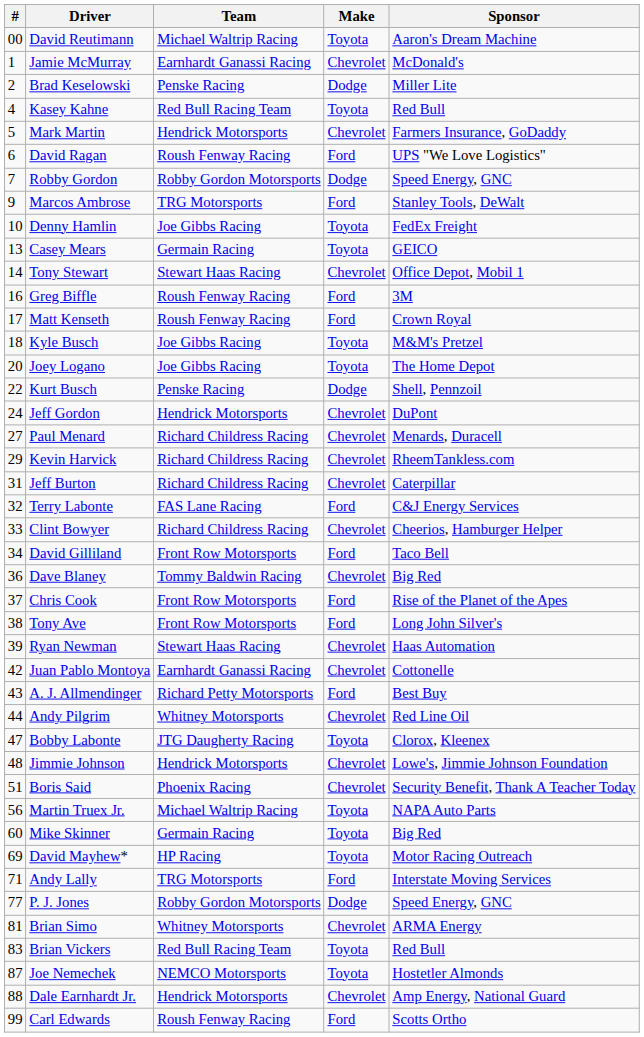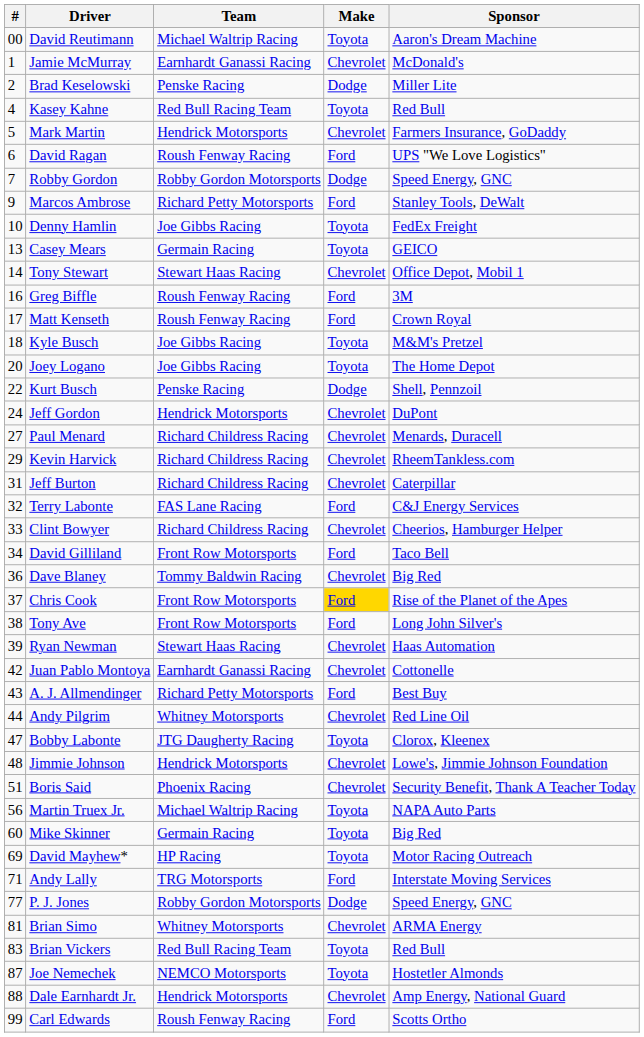(210, 202) TRG Motorsports -> (235, 202) Richard Petty Motorsports
(341, 599) no background -> (341, 599) gold background
